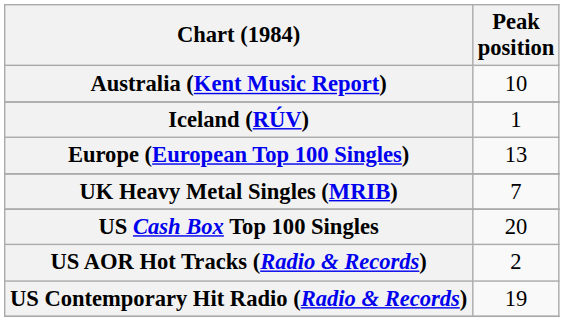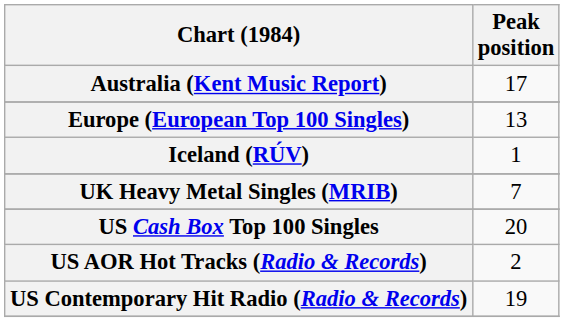(516, 83) 10 -> (516, 83) 17
rows swapped: (239, 155) <-> (239, 119)
